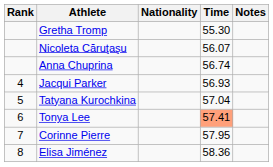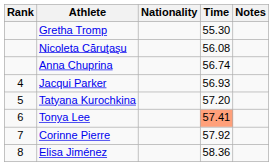(216, 48) 56.07 -> (216, 48) 56.08
(216, 100) 57.04 -> (216, 100) 57.20
(216, 135) 57.95 -> (216, 135) 57.92
